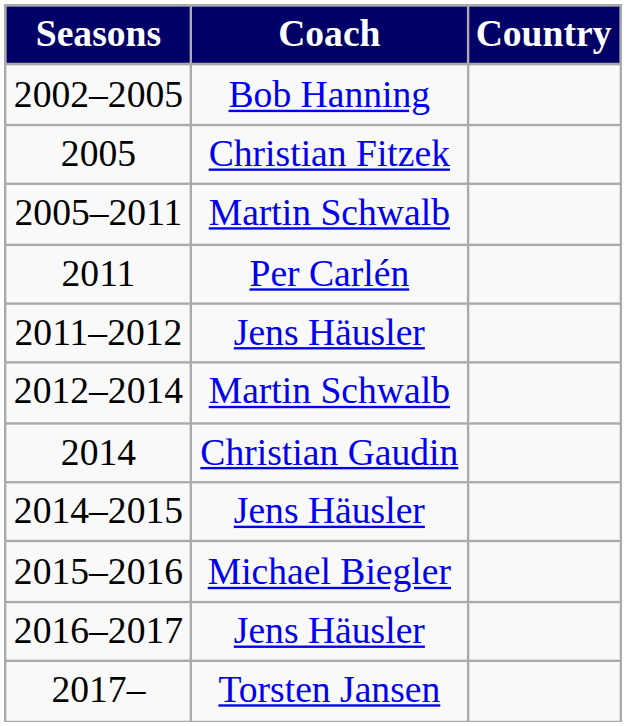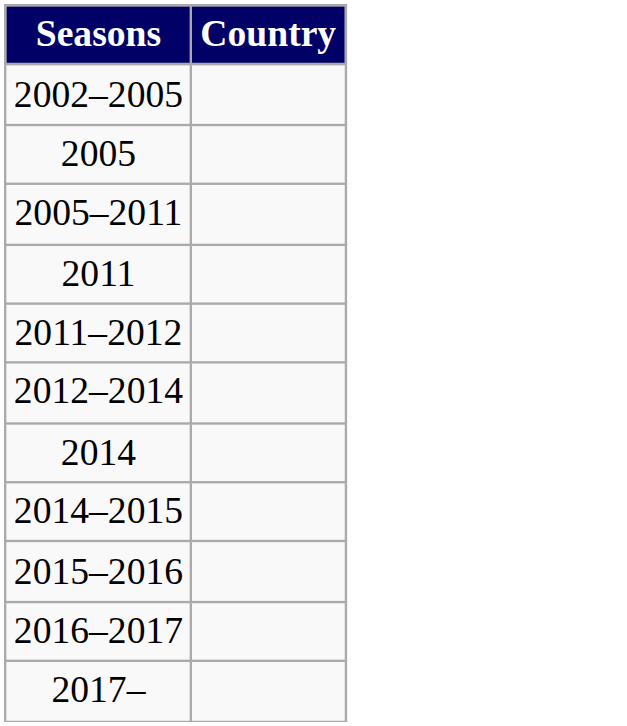- column: (329, 34)
